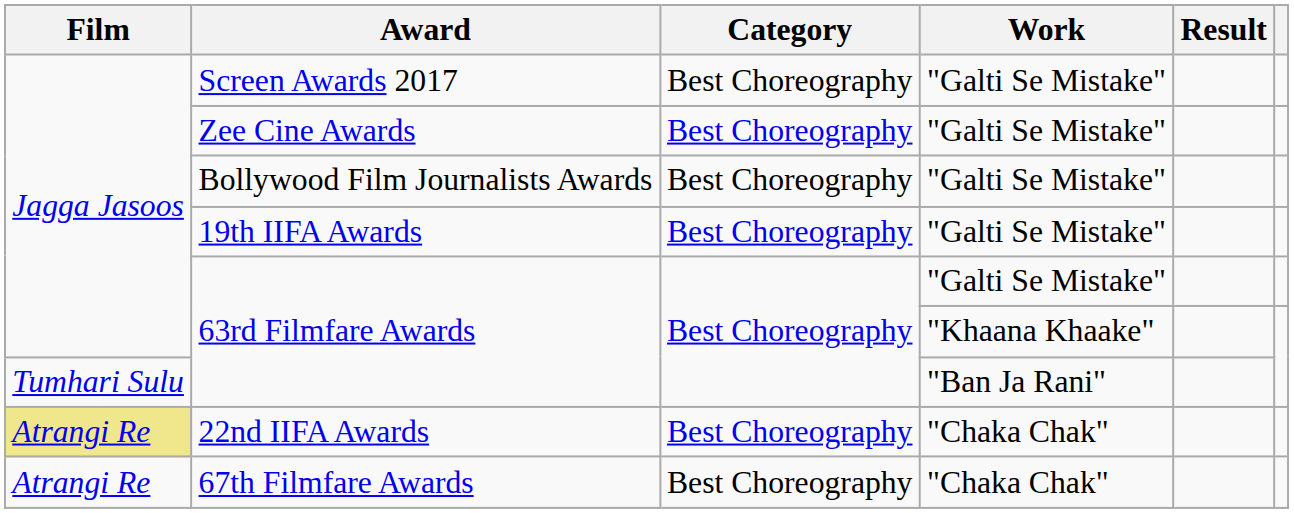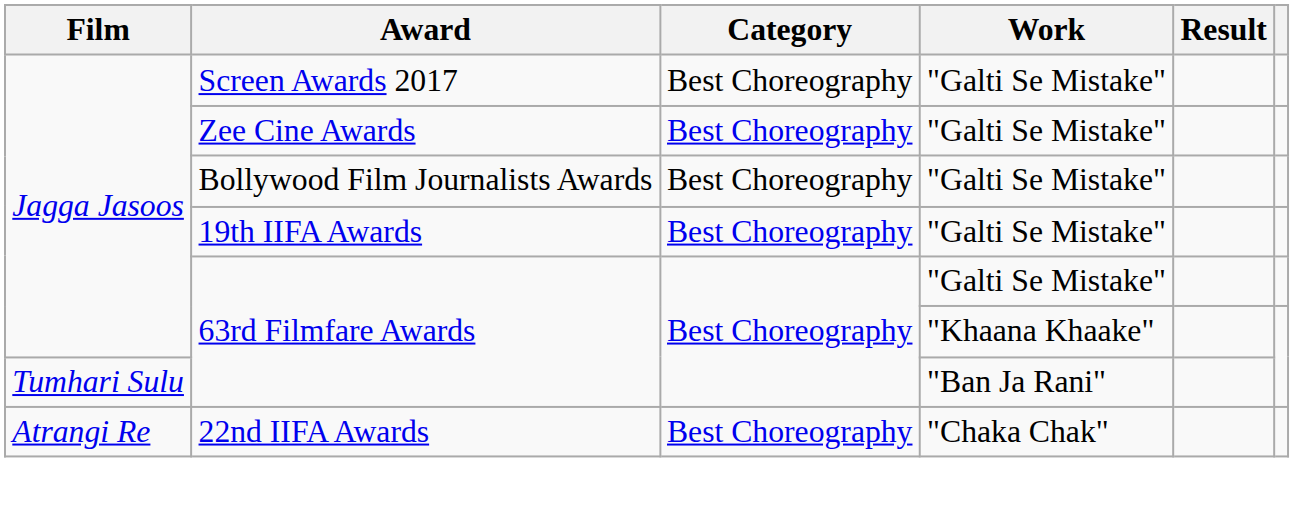(81, 431) khaki background -> (81, 431) no background
- row: (336, 481)
